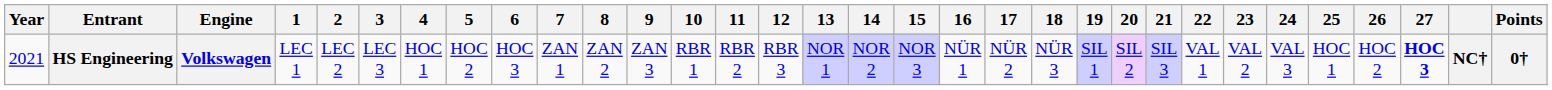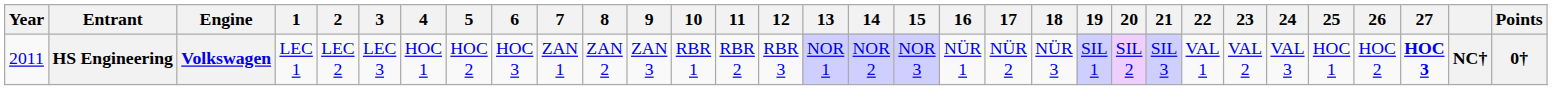(26, 59) 2021 -> (26, 59) 2011
